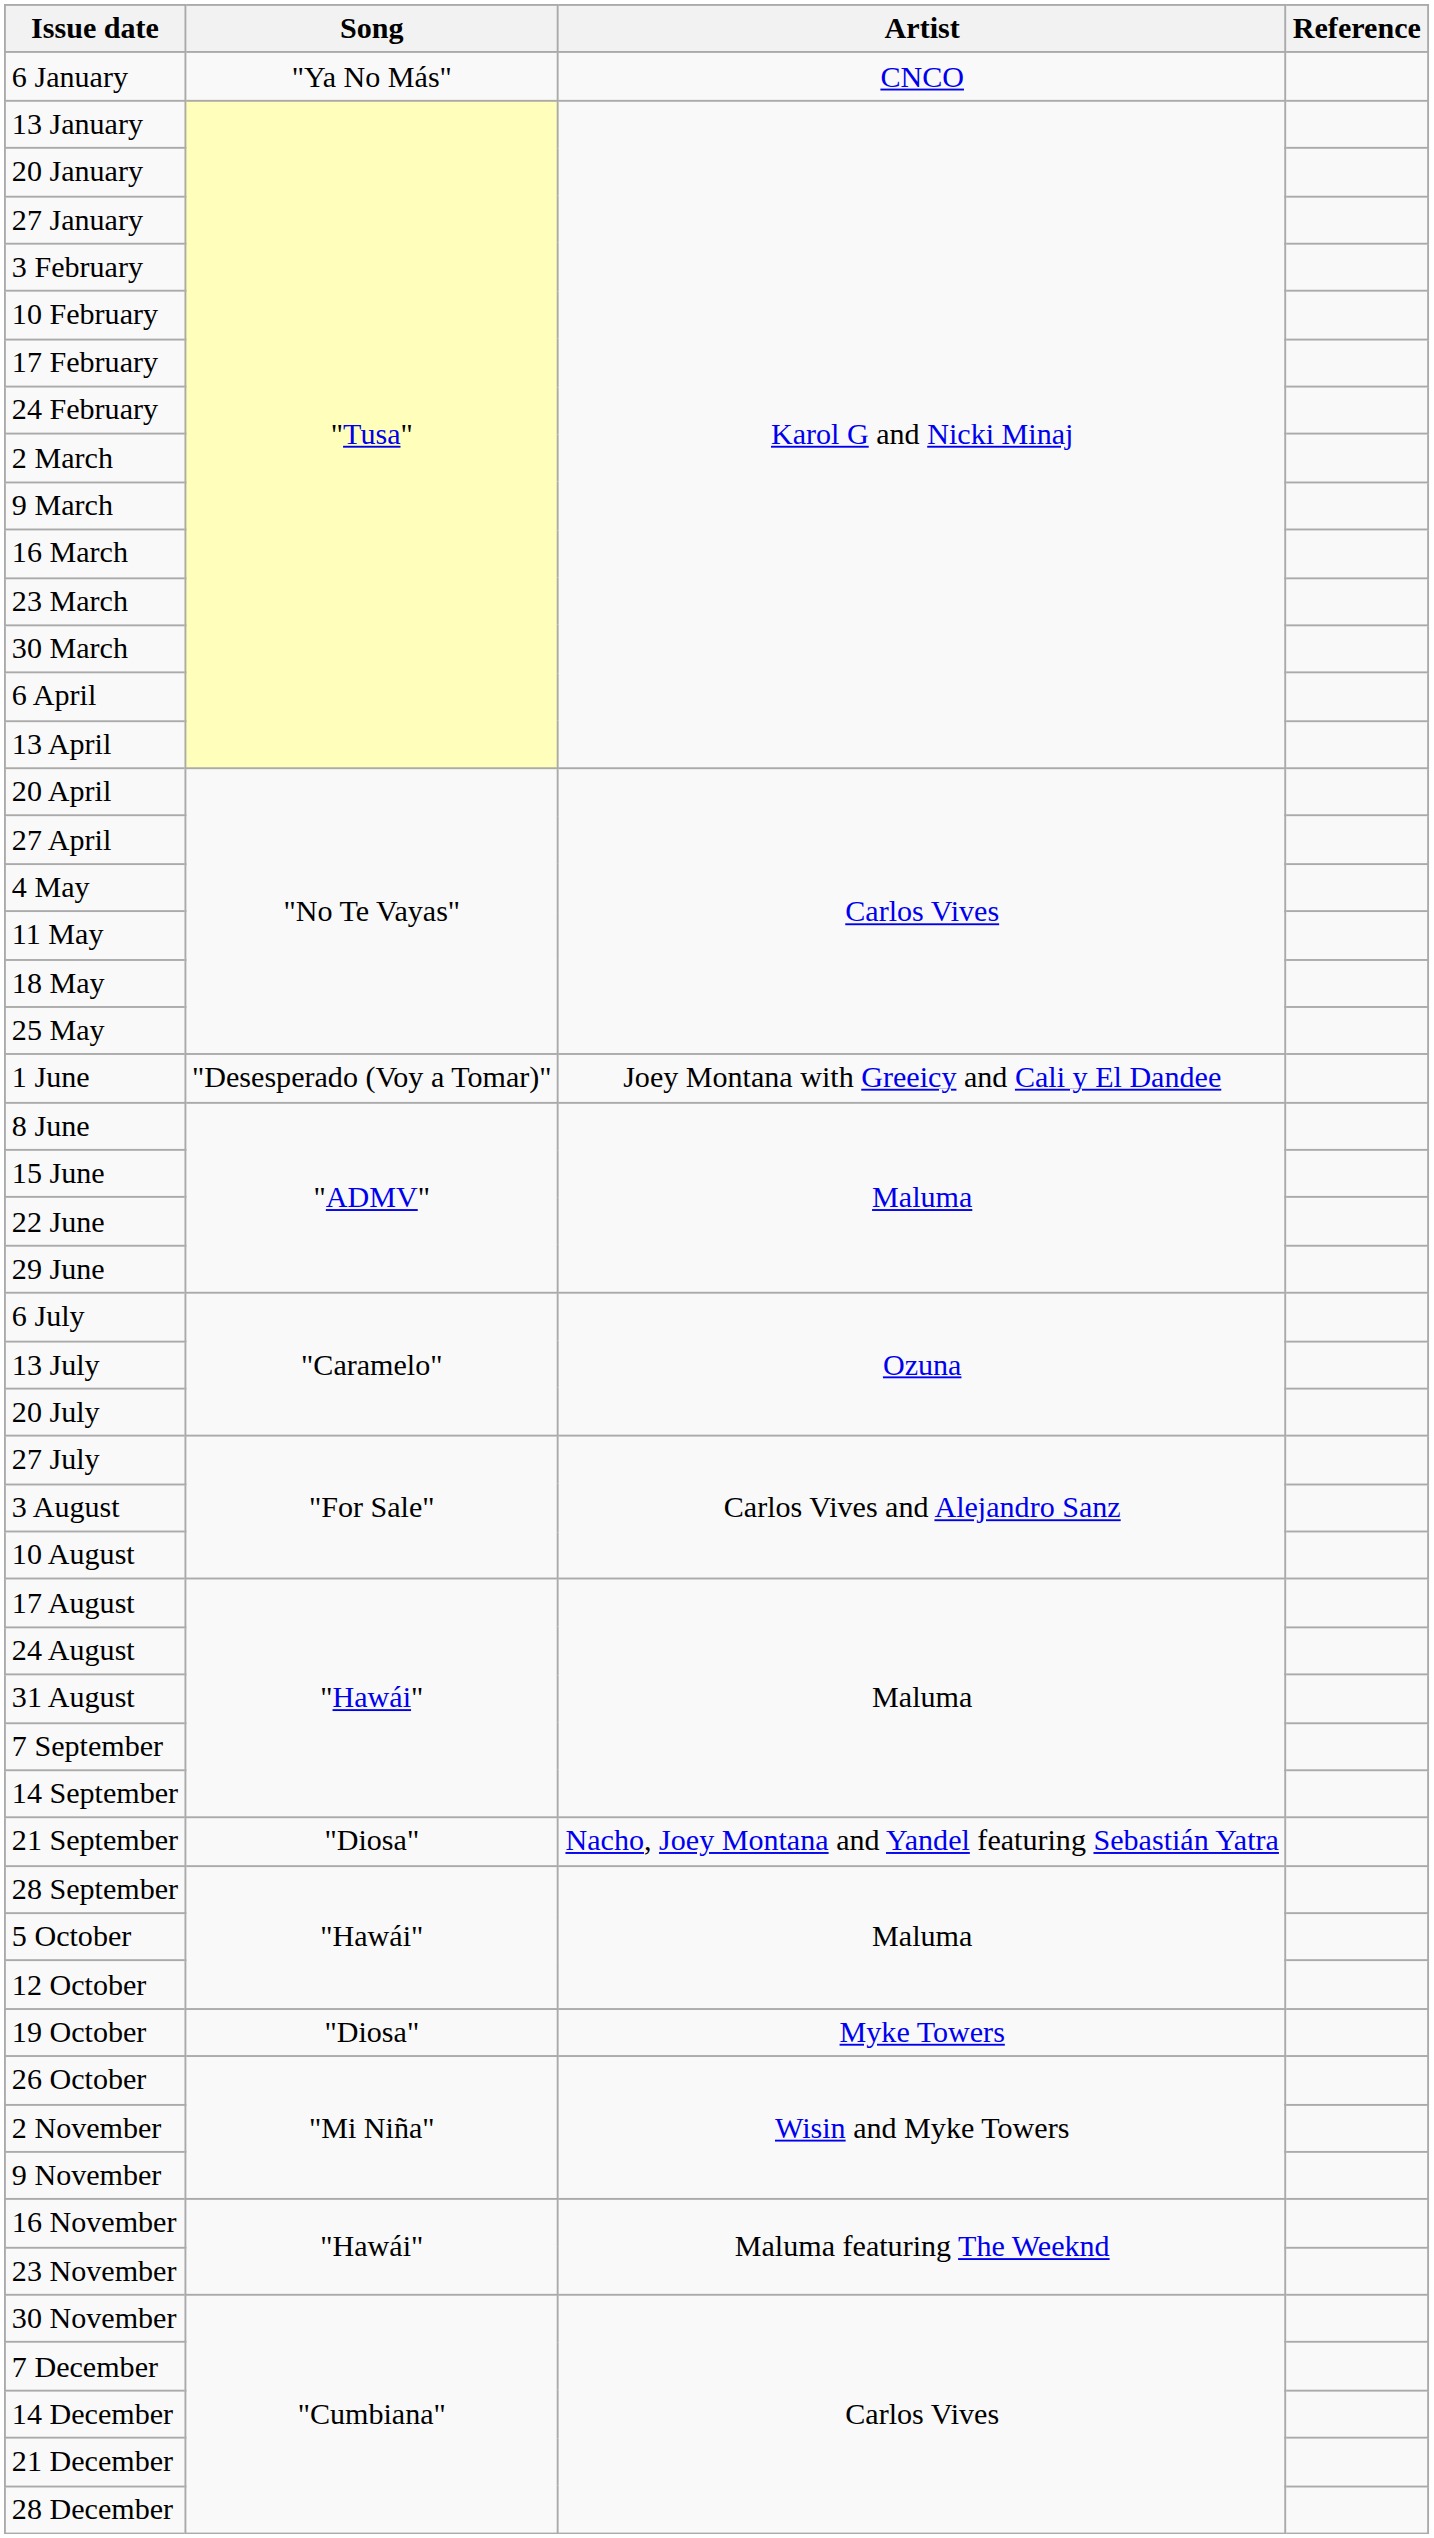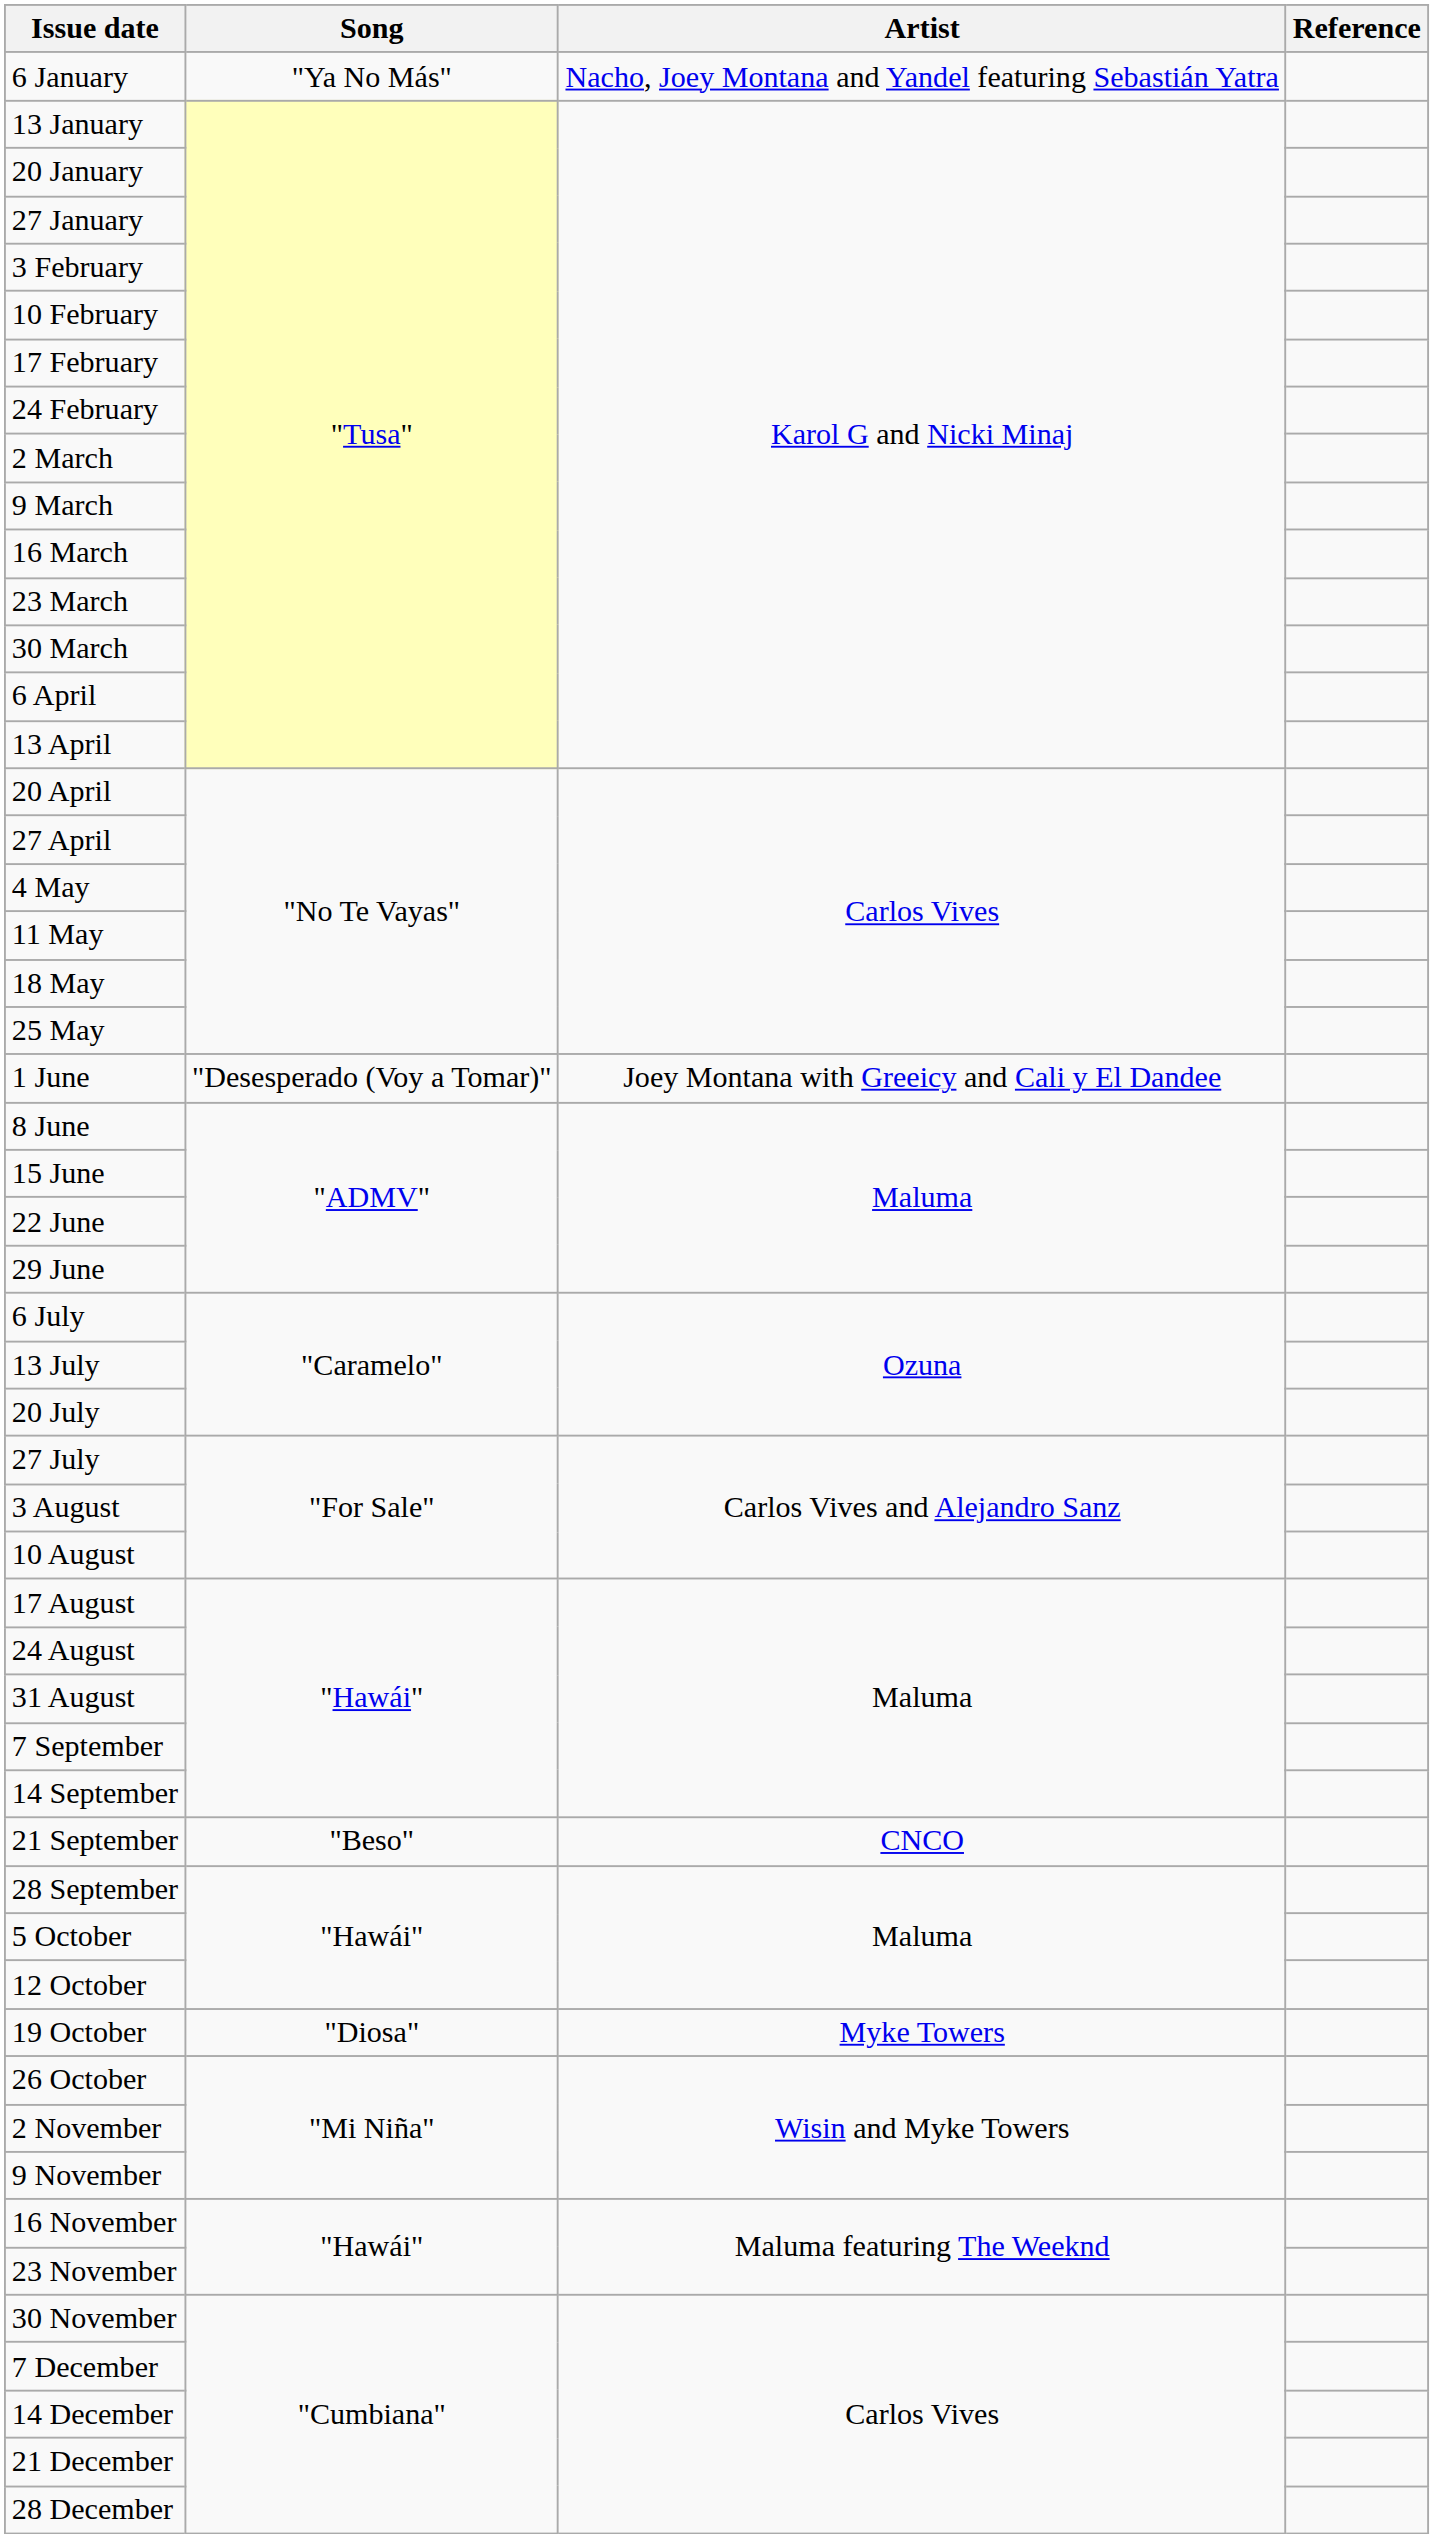(922, 76) CNCO -> (922, 76) Nacho, Joey Montana and Yandel featuring Sebastián Yatra
(372, 1841) "Diosa" -> (372, 1841) "Beso"
(922, 1841) Nacho, Joey Montana and Yandel featuring Sebastián Yatra -> (922, 1841) CNCO
